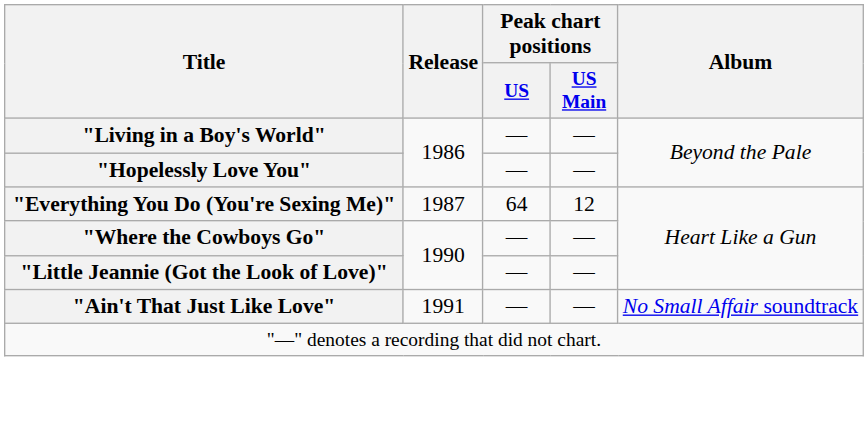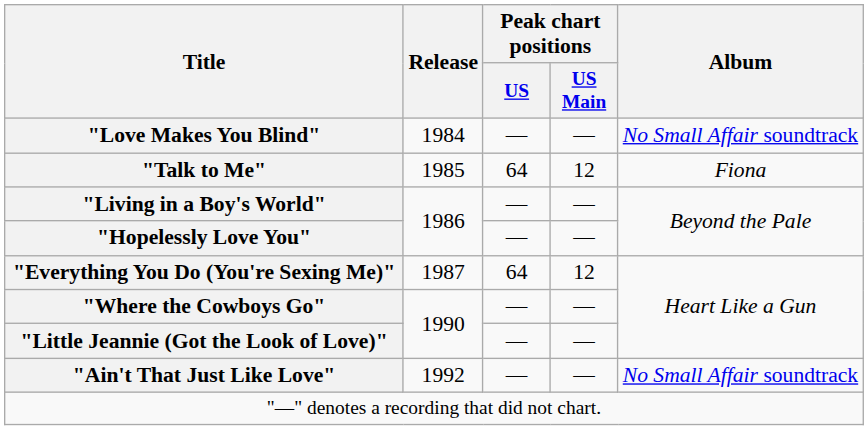+ row: (204, 135)
+ row: (204, 169)
(443, 306) 1991 -> (443, 374) 1992
